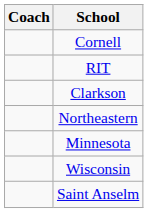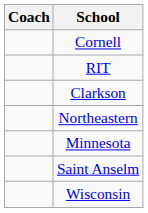rows swapped: (98, 169) <-> (98, 194)
